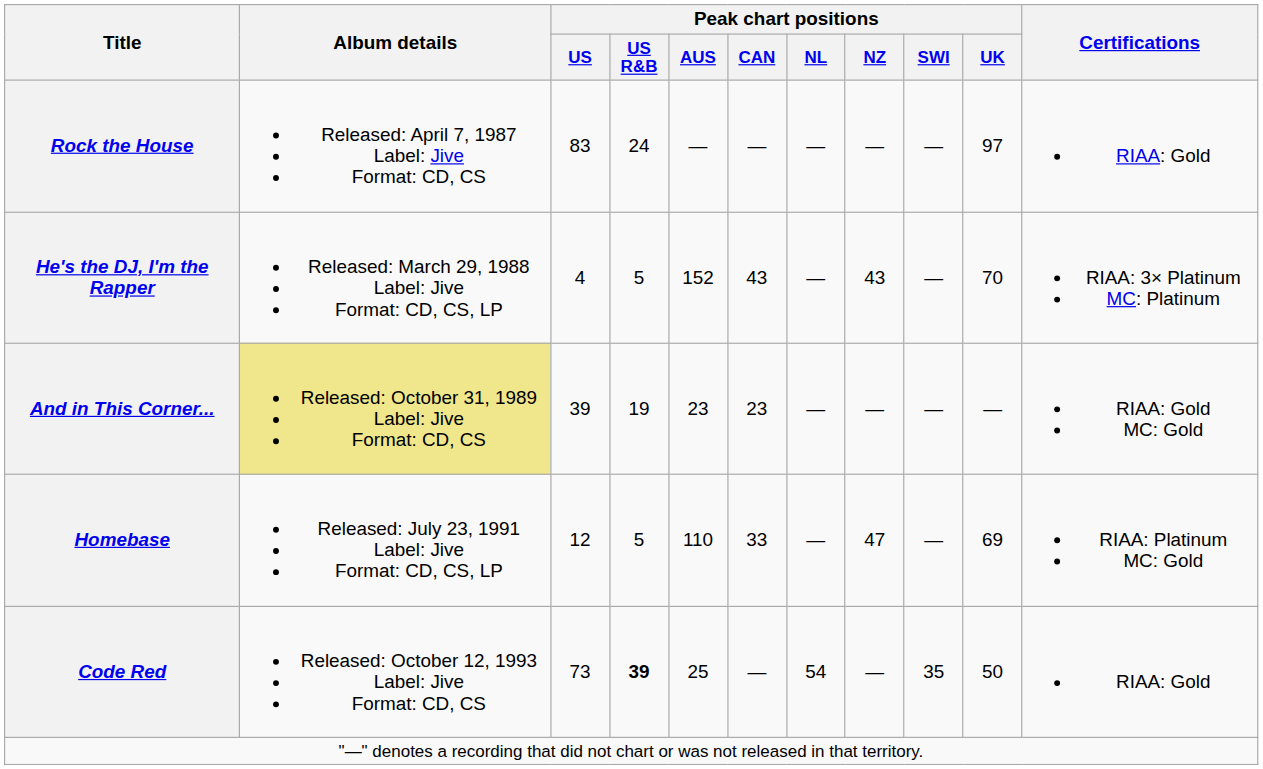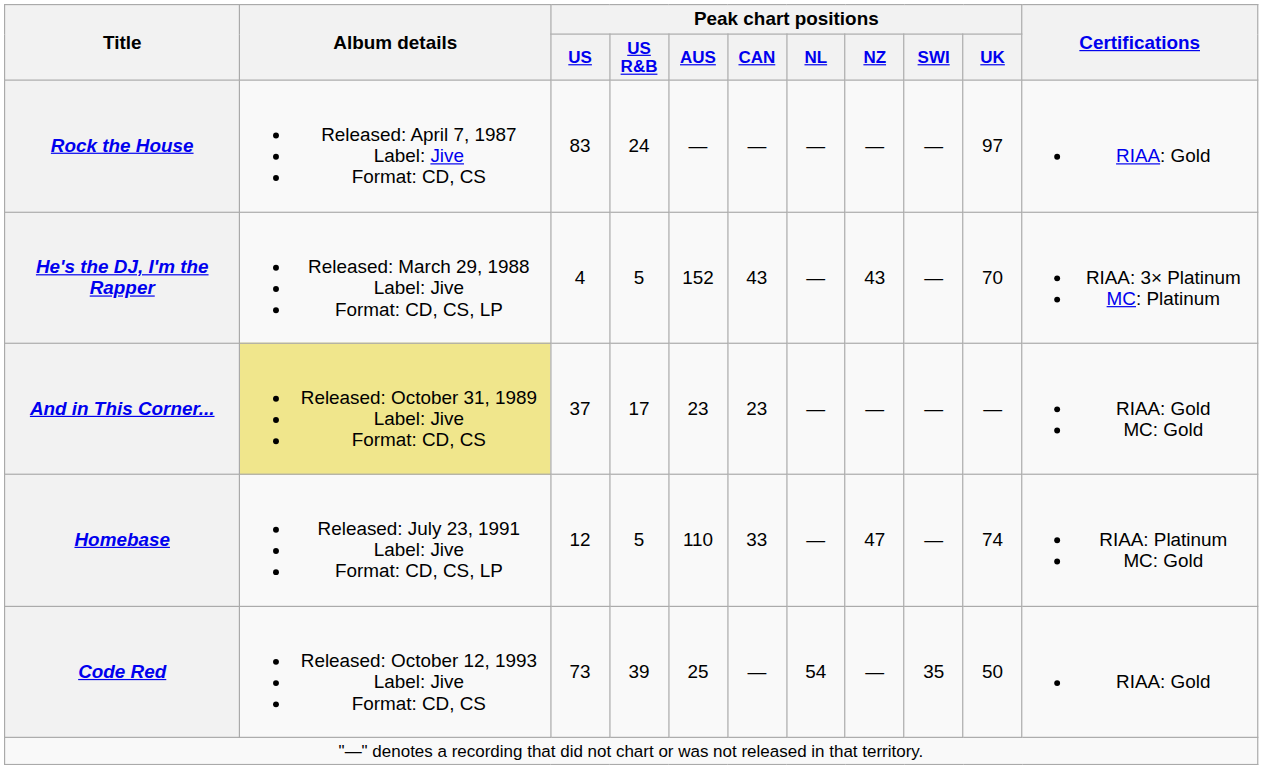(580, 408) 39 -> (580, 408) 37
(639, 408) 19 -> (639, 408) 17
(993, 540) 69 -> (993, 540) 74
(639, 671) bold -> (639, 671) normal
